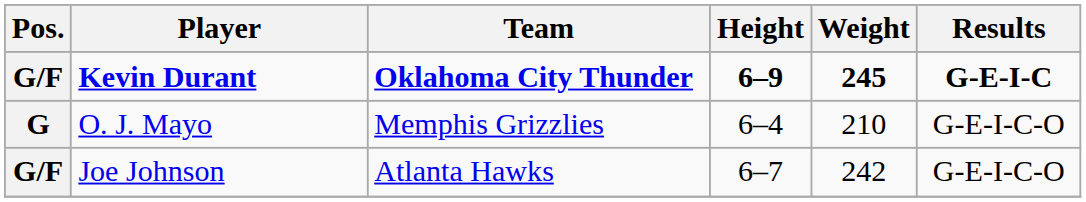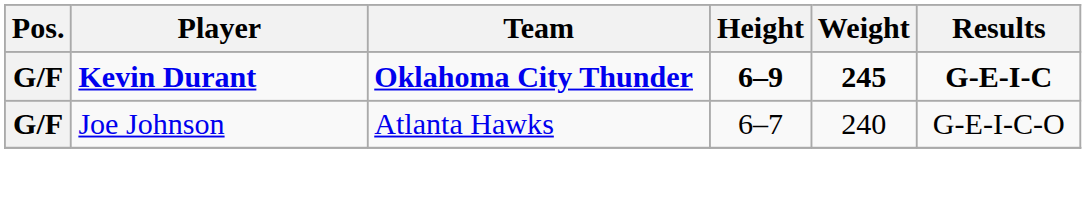- row: (145, 123)
(864, 171) 242 -> (864, 123) 240
